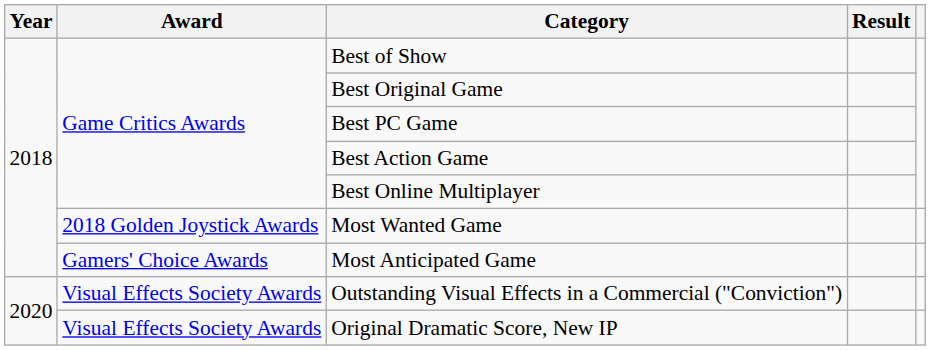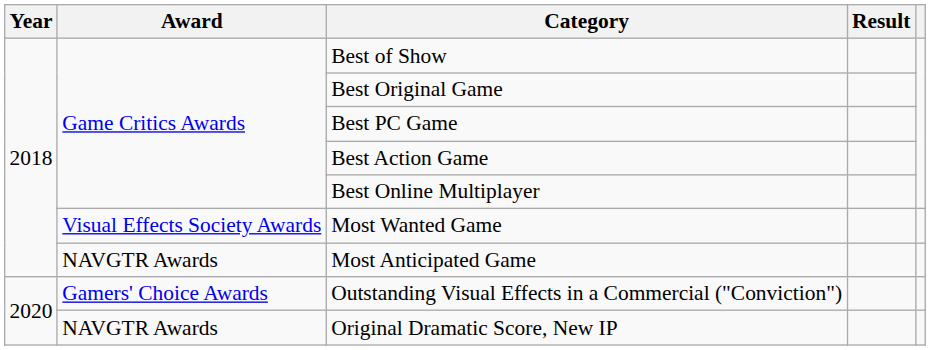(190, 225) 2018 Golden Joystick Awards -> (192, 225) Visual Effects Society Awards
(165, 259) Gamers' Choice Awards -> (140, 259) NAVGTR Awards
(192, 293) Visual Effects Society Awards -> (165, 293) Gamers' Choice Awards
(192, 327) Visual Effects Society Awards -> (140, 327) NAVGTR Awards
